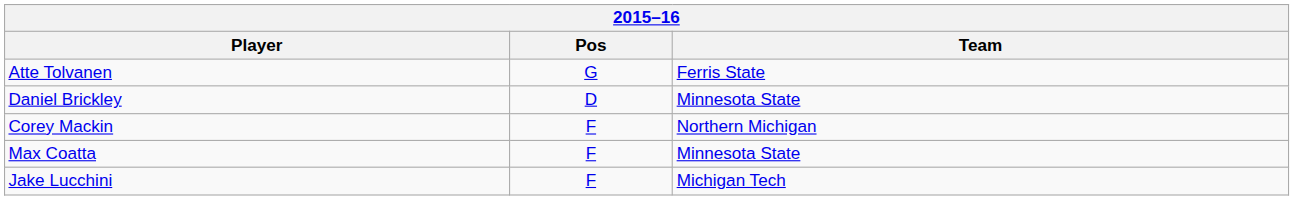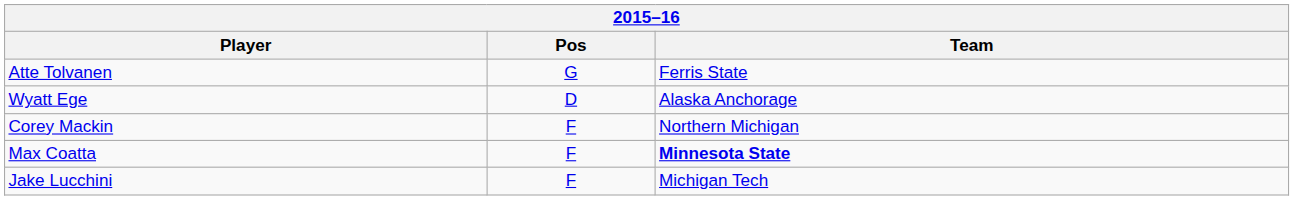+ row: (48, 99)
- row: (65, 99)
(739, 153) normal -> (725, 153) bold
